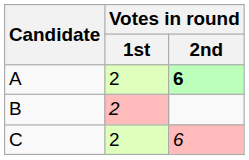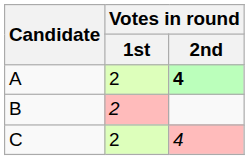(178, 79) 6 -> (178, 79) 4
(178, 139) 6 -> (178, 139) 4
